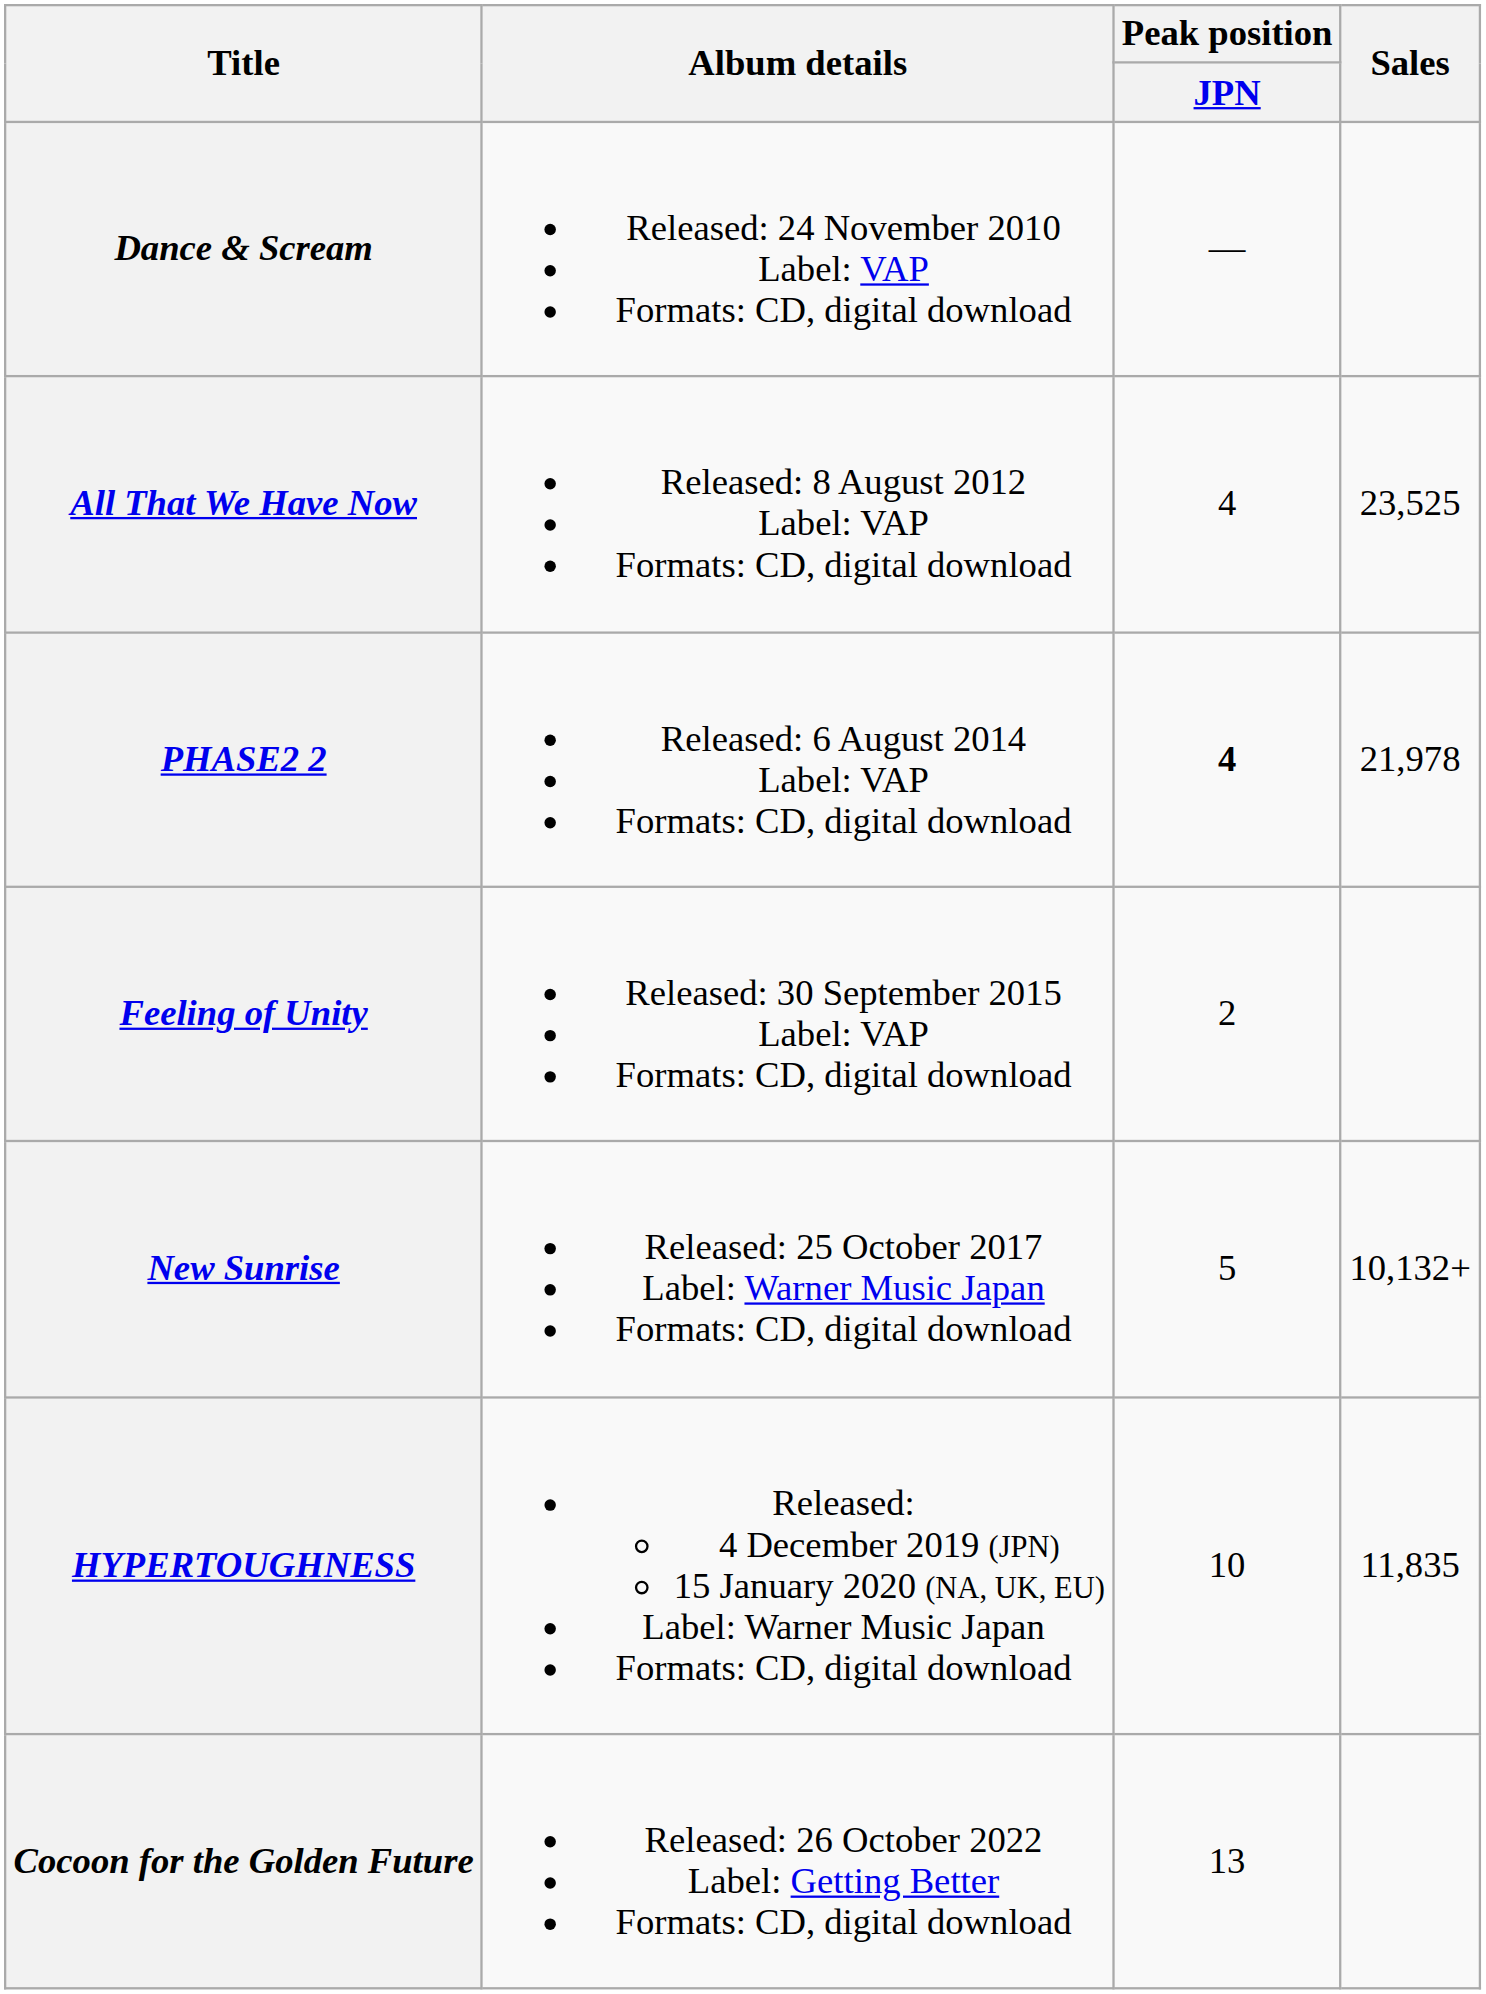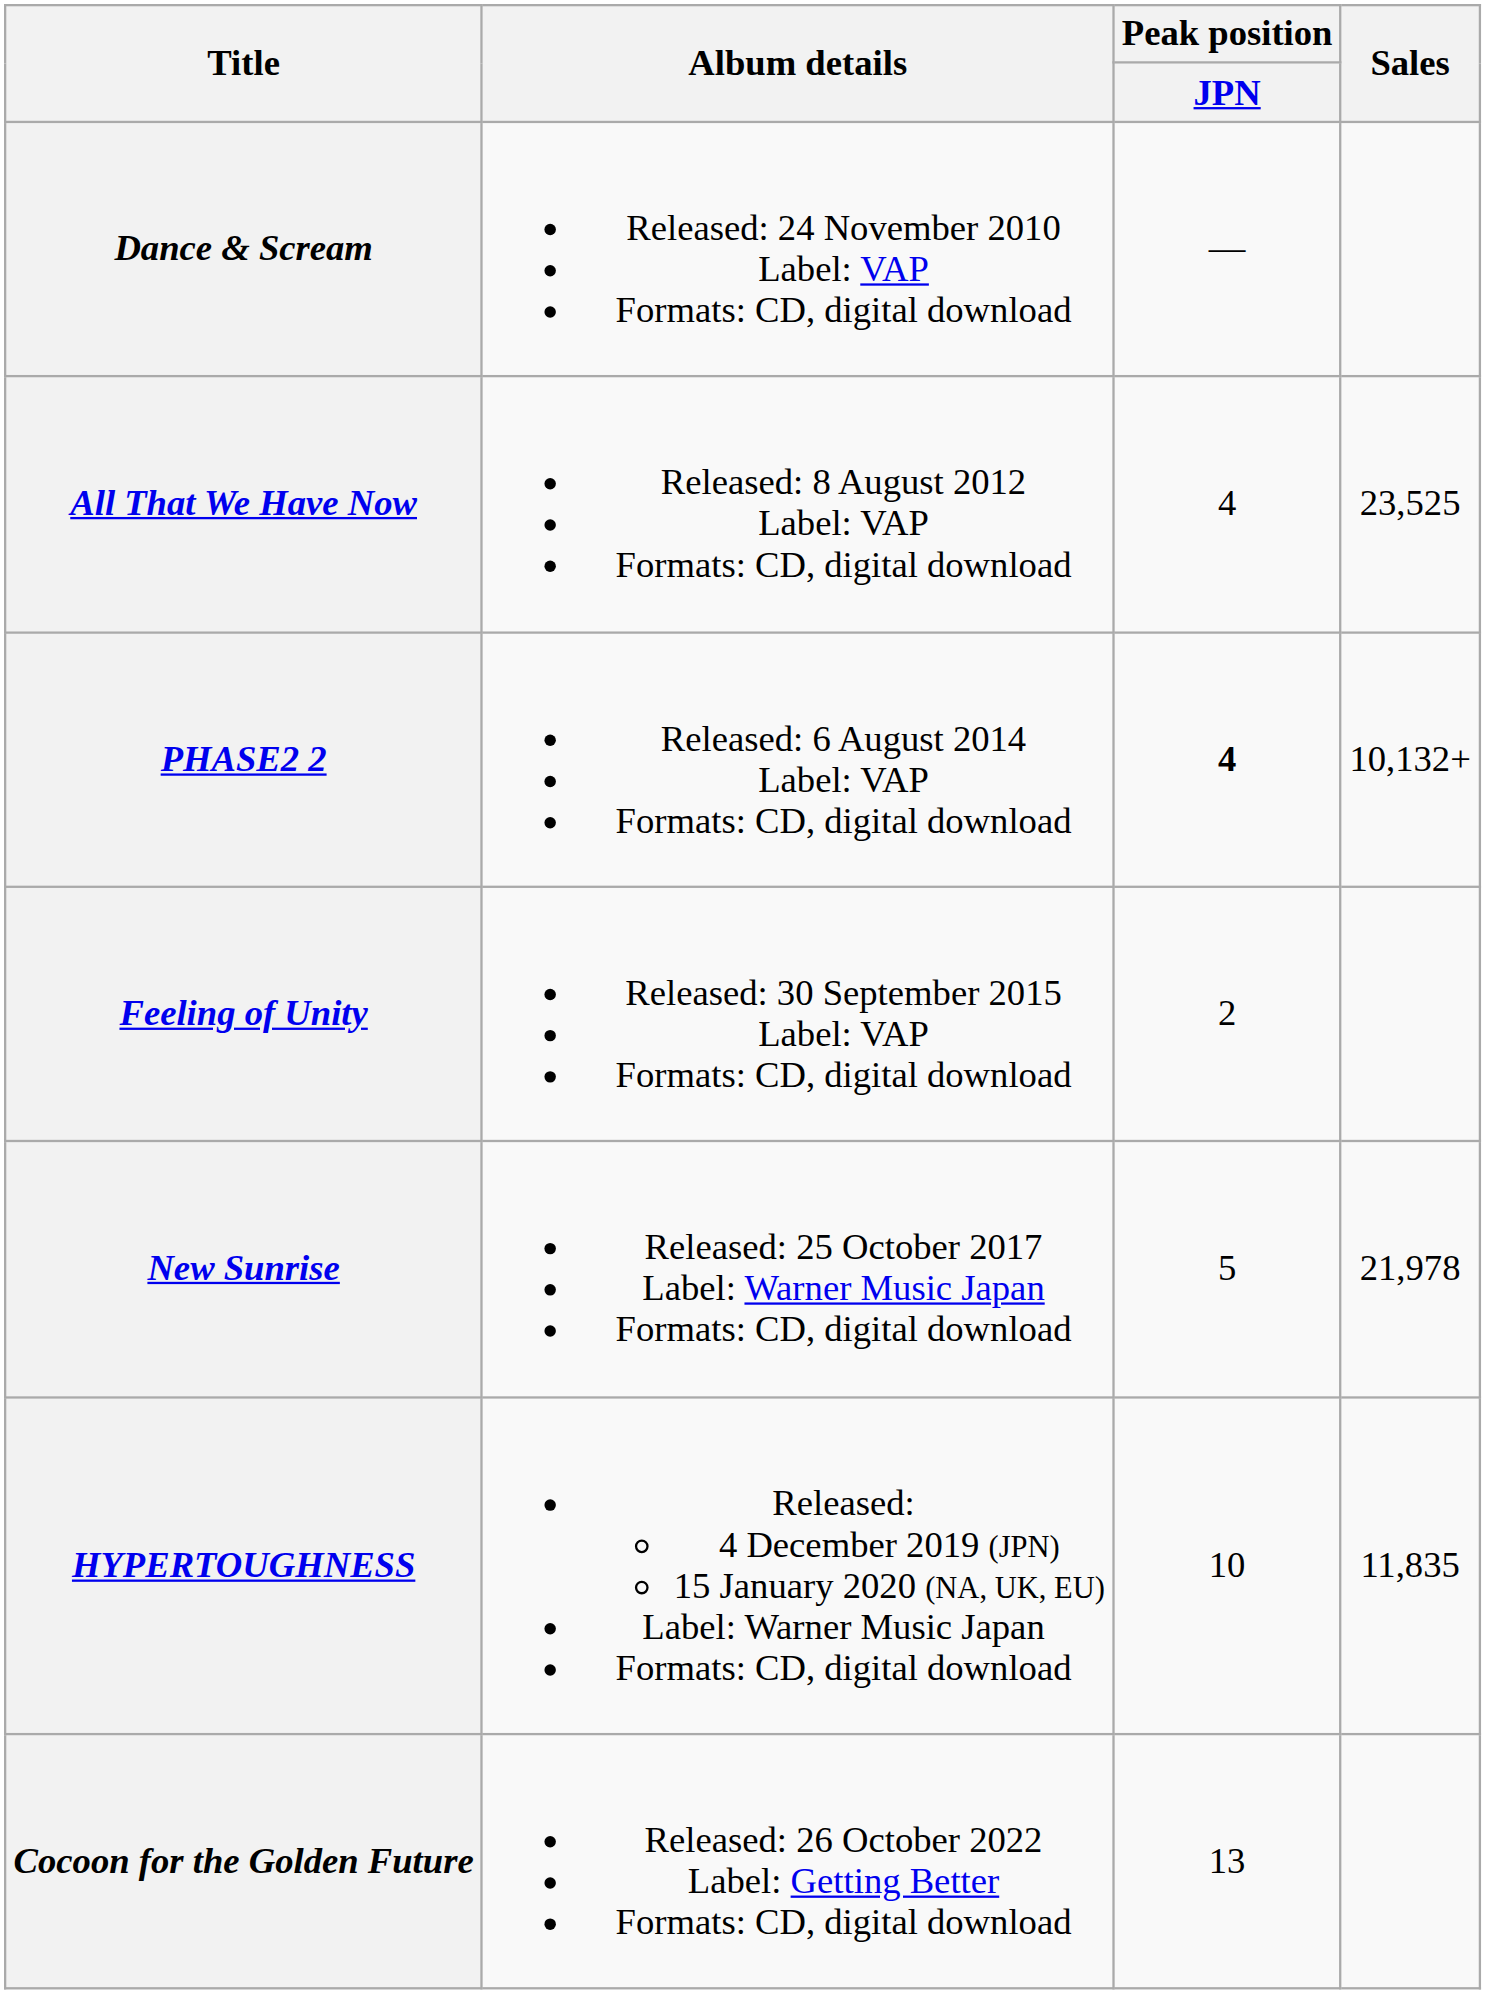(1410, 758) 21,978 -> (1410, 758) 10,132+
(1410, 1268) 10,132+ -> (1410, 1268) 21,978
